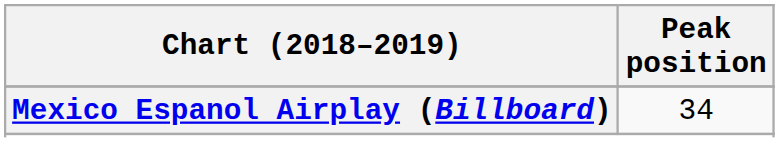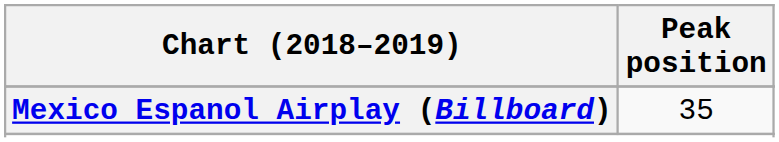(696, 111) 34 -> (696, 111) 35
